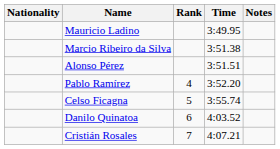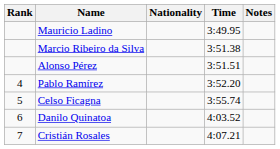columns swapped: (189, 13) <-> (33, 13)
